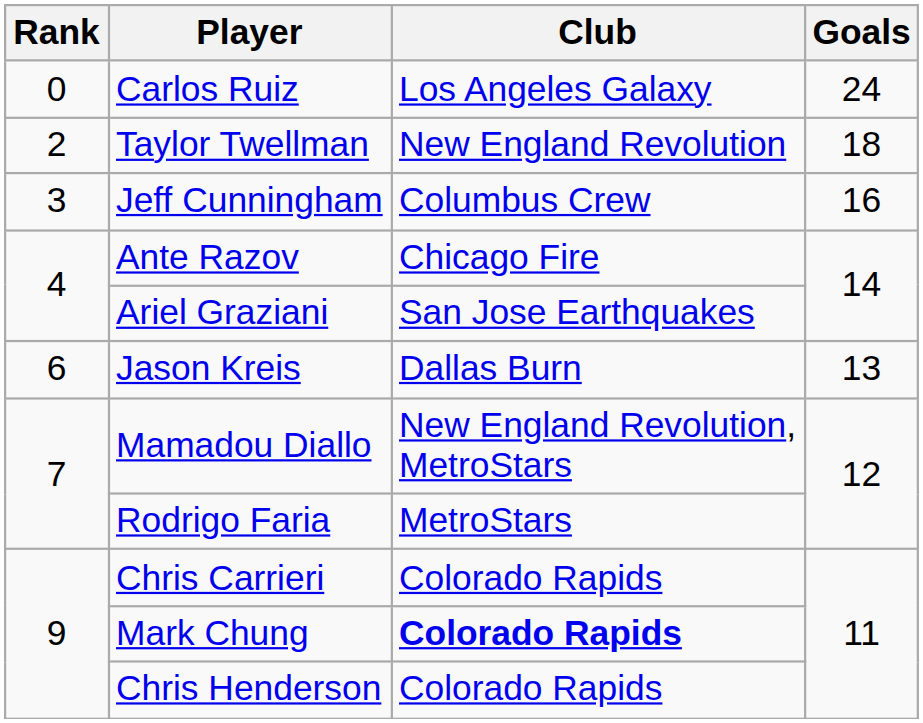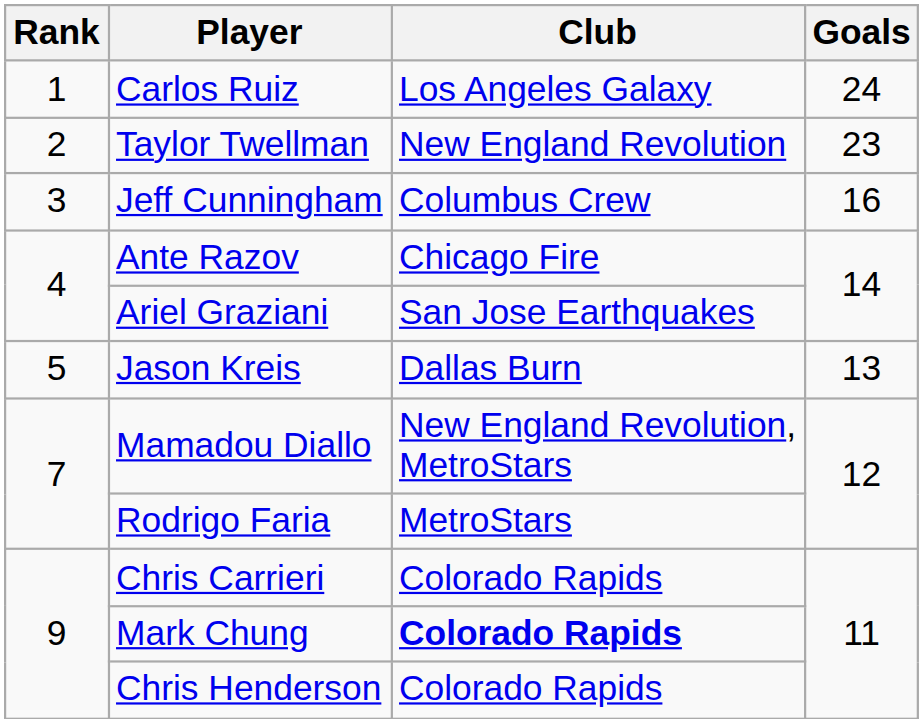(56, 88) 0 -> (56, 88) 1
(861, 144) 18 -> (861, 144) 23
(56, 369) 6 -> (56, 369) 5
